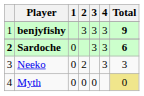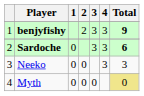(84, 30) 3 -> (84, 30) 2
(10, 47) bold -> (10, 47) normal
(84, 64) 2 -> (84, 64) 0
